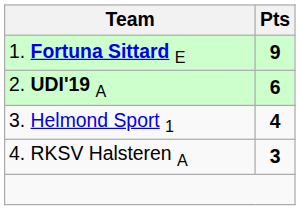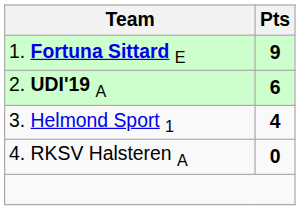(275, 156) 3 -> (275, 156) 0
